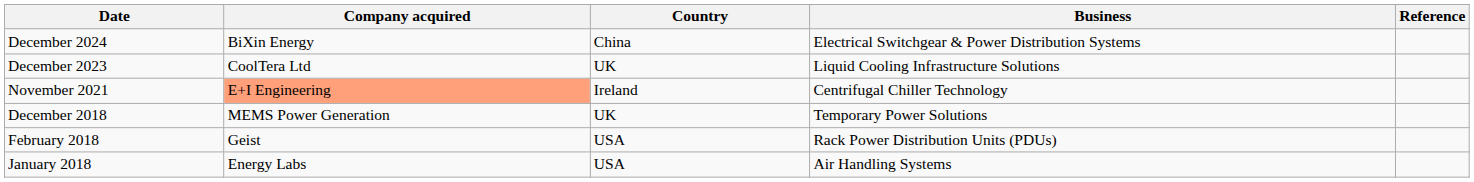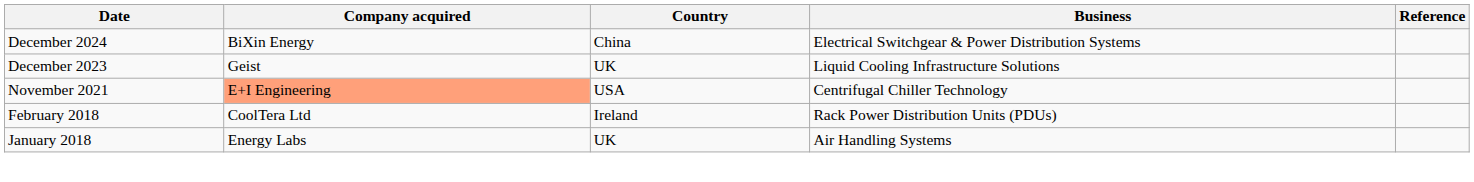(269, 66) CoolTera Ltd -> (244, 66) Geist
(616, 90) Ireland -> (609, 90) USA
- row: (57, 115)
(244, 139) Geist -> (269, 115) CoolTera Ltd
(609, 139) USA -> (616, 115) Ireland
(609, 164) USA -> (605, 139) UK
